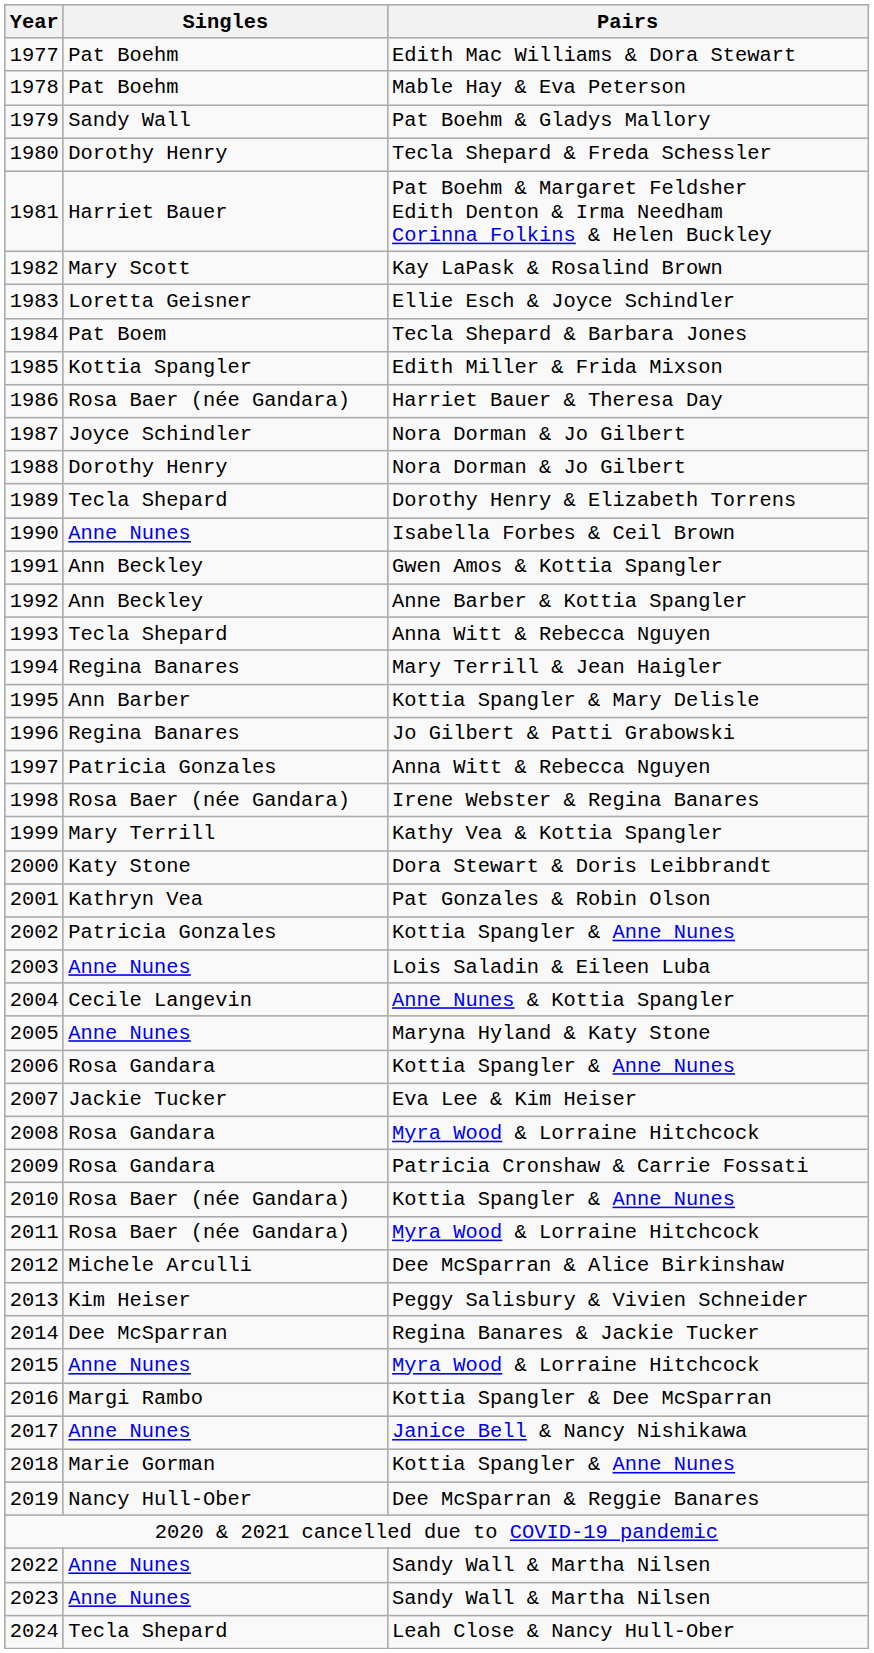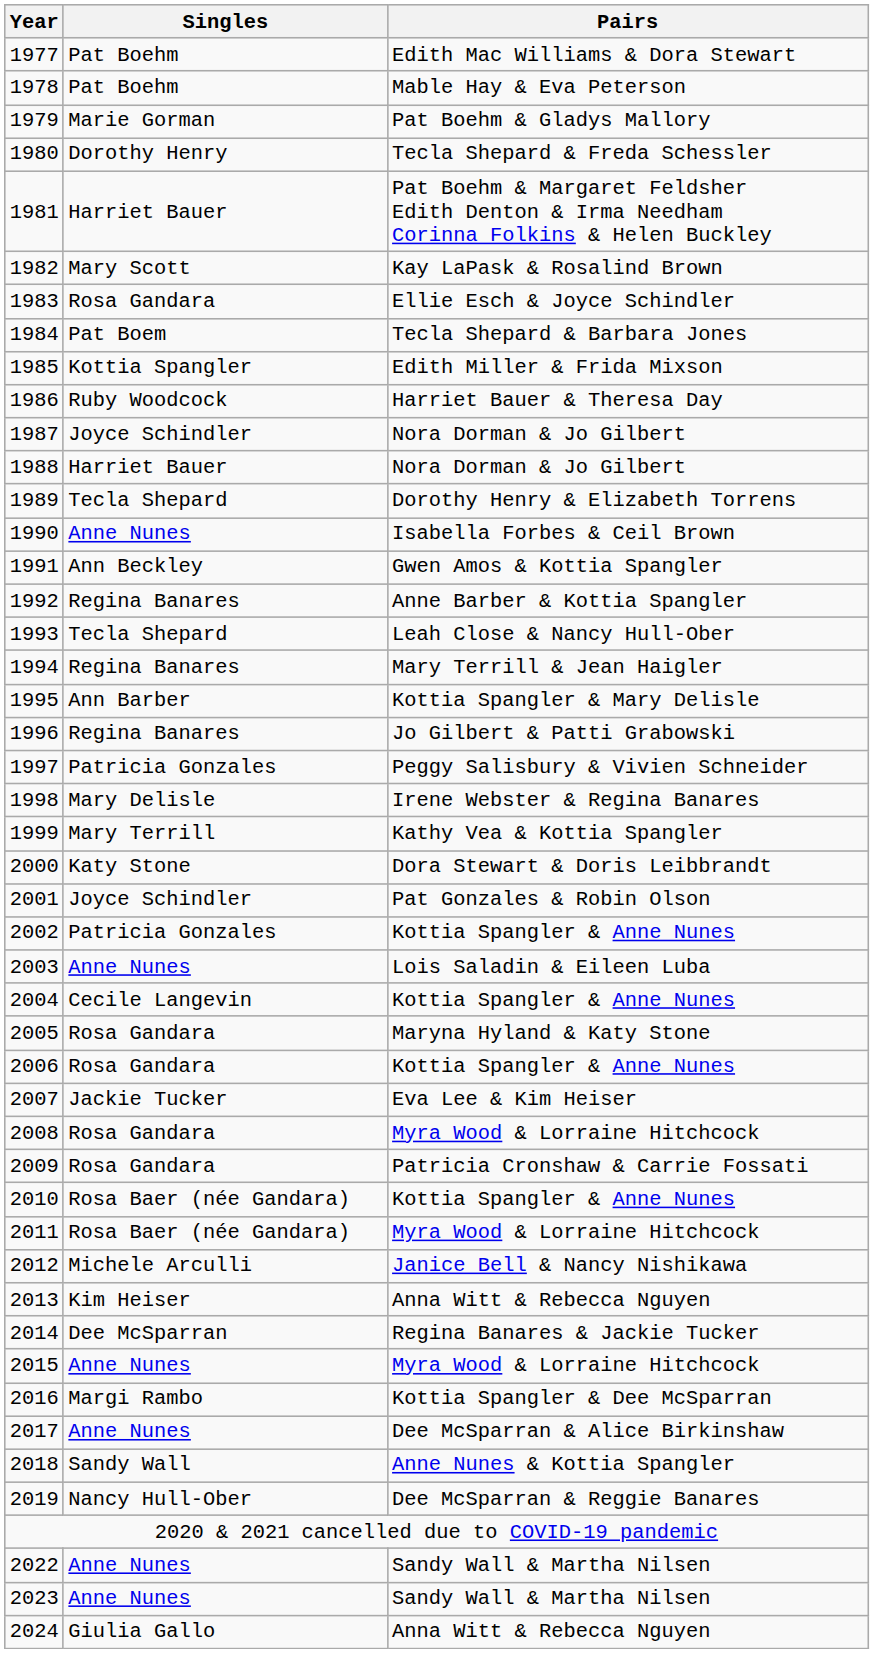(130, 121) Sandy Wall -> (142, 121) Marie Gorman
(160, 301) Loretta Geisner -> (142, 301) Rosa Gandara
(209, 401) Rosa Baer (née Gandara) -> (148, 401) Ruby Woodcock
(148, 468) Dorothy Henry -> (148, 468) Harriet Bauer
(136, 601) Ann Beckley -> (154, 601) Regina Banares
(551, 634) Anna Witt & Rebecca Nguyen -> (564, 634) Leah Close & Nancy Hull-Ober
(551, 767) Anna Witt & Rebecca Nguyen -> (600, 767) Peggy Salisbury & Vivien Schneider
(209, 800) Rosa Baer (née Gandara) -> (142, 800) Mary Delisle
(136, 900) Kathryn Vea -> (160, 900) Joyce Schindler
(564, 1000) Anne Nunes & Kottia Spangler -> (564, 1000) Kottia Spangler & Anne Nunes
(130, 1033) Anne Nunes -> (142, 1033) Rosa Gandara
(588, 1266) Dee McSparran & Alice Birkinshaw -> (570, 1266) Janice Bell & Nancy Nishikawa
(600, 1299) Peggy Salisbury & Vivien Schneider -> (551, 1299) Anna Witt & Rebecca Nguyen
(570, 1432) Janice Bell & Nancy Nishikawa -> (588, 1432) Dee McSparran & Alice Birkinshaw
(142, 1466) Marie Gorman -> (130, 1466) Sandy Wall
(564, 1466) Kottia Spangler & Anne Nunes -> (564, 1466) Anne Nunes & Kottia Spangler
(148, 1632) Tecla Shepard -> (142, 1632) Giulia Gallo
(564, 1632) Leah Close & Nancy Hull-Ober -> (551, 1632) Anna Witt & Rebecca Nguyen
